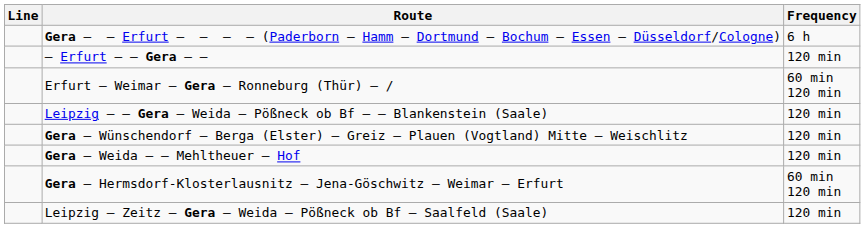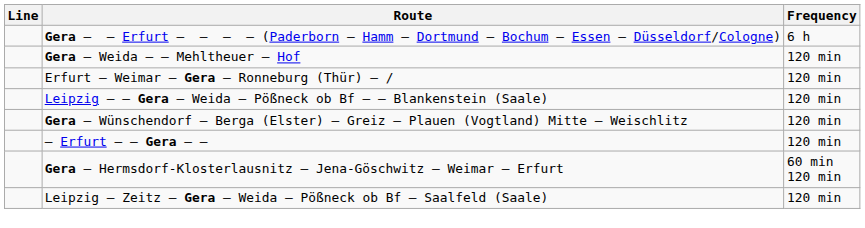rows swapped: (126, 57) <-> (173, 156)
(814, 85) 60 min 120 min -> (814, 78) 120 min
